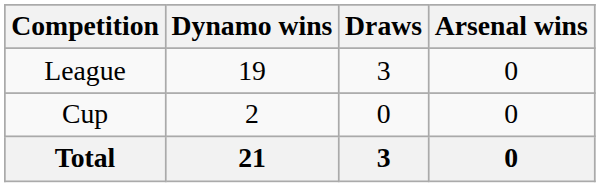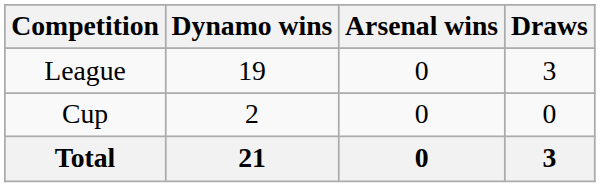columns swapped: (384, 26) <-> (511, 26)
